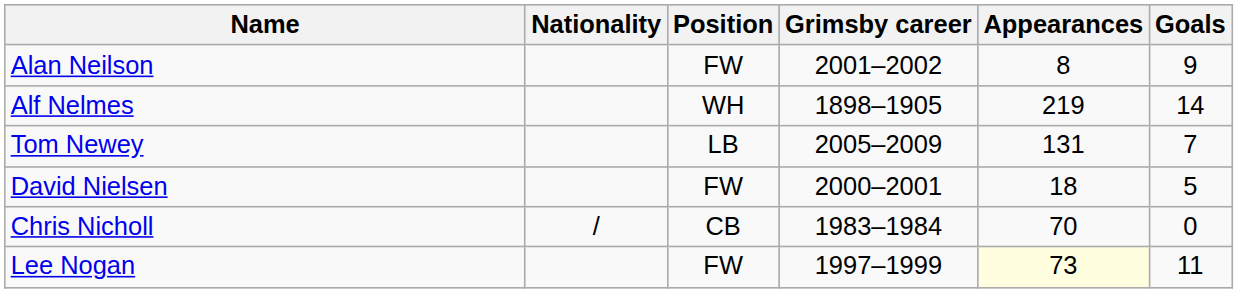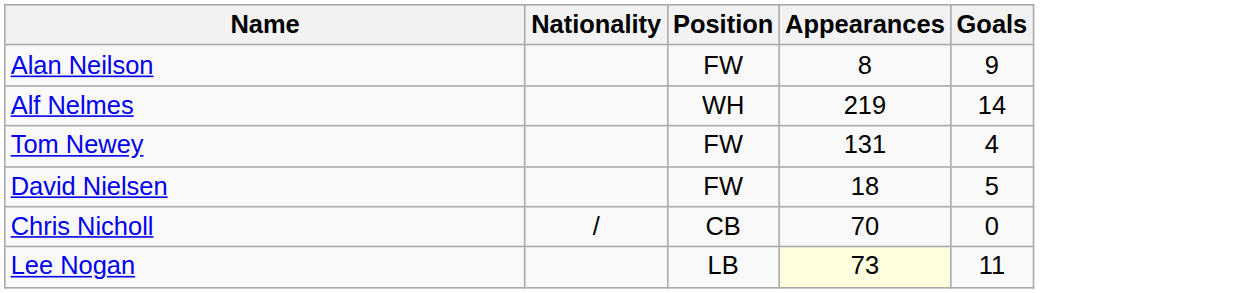- column: (878, 24)
(723, 145) LB -> (723, 145) FW
(1190, 145) 7 -> (992, 145) 4
(723, 266) FW -> (723, 266) LB
